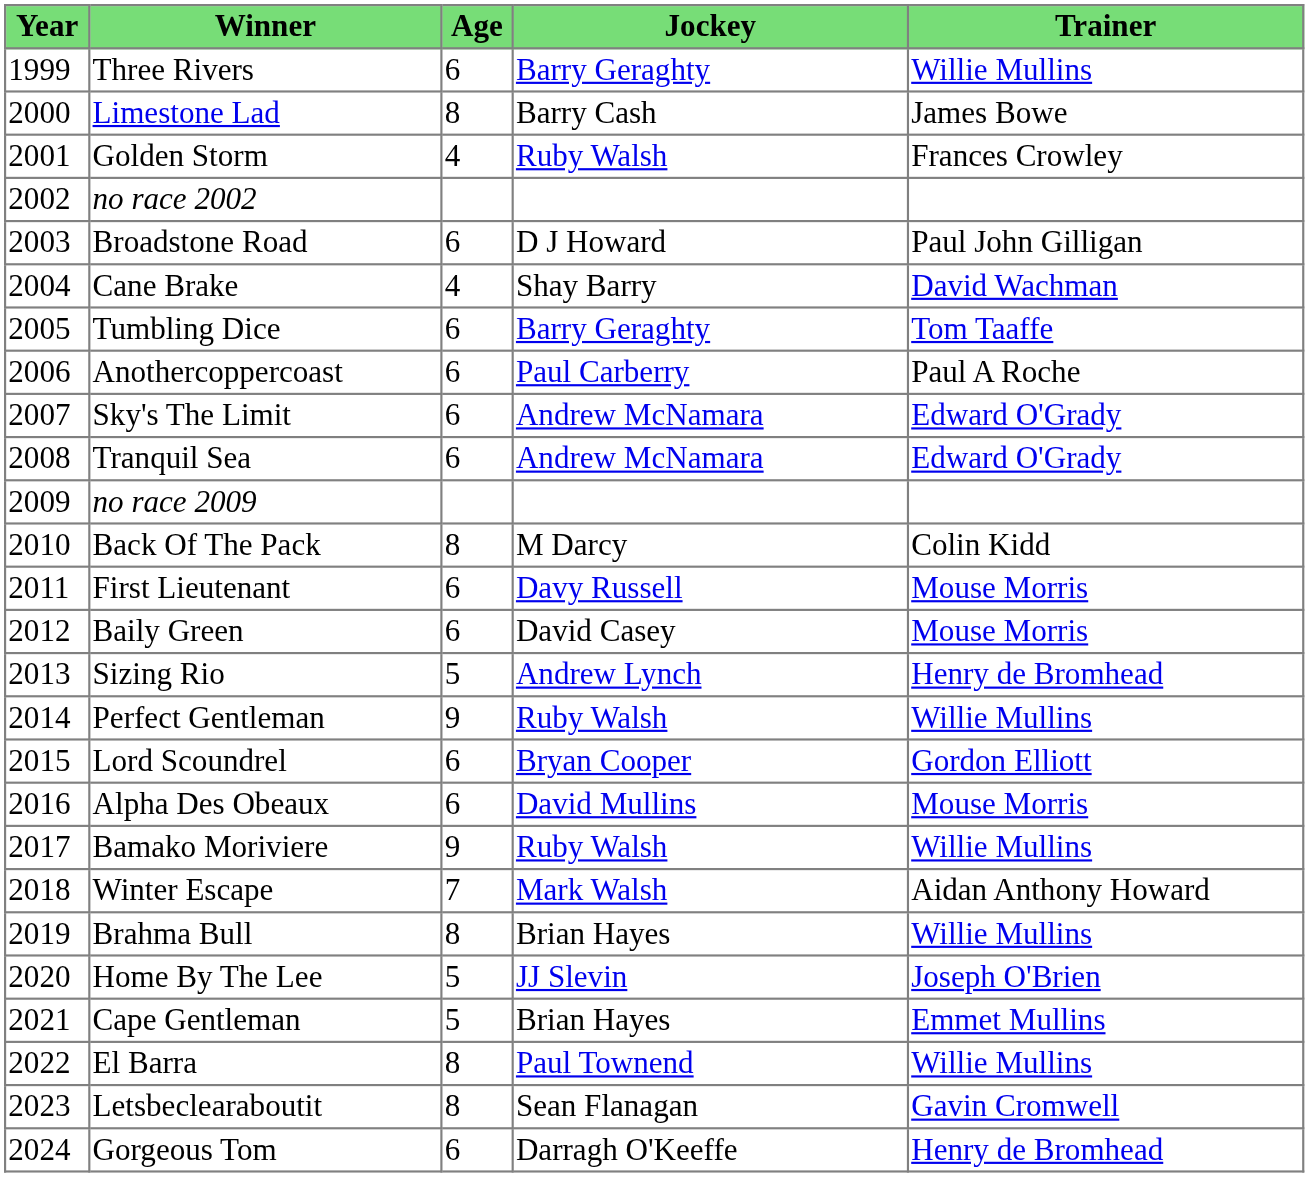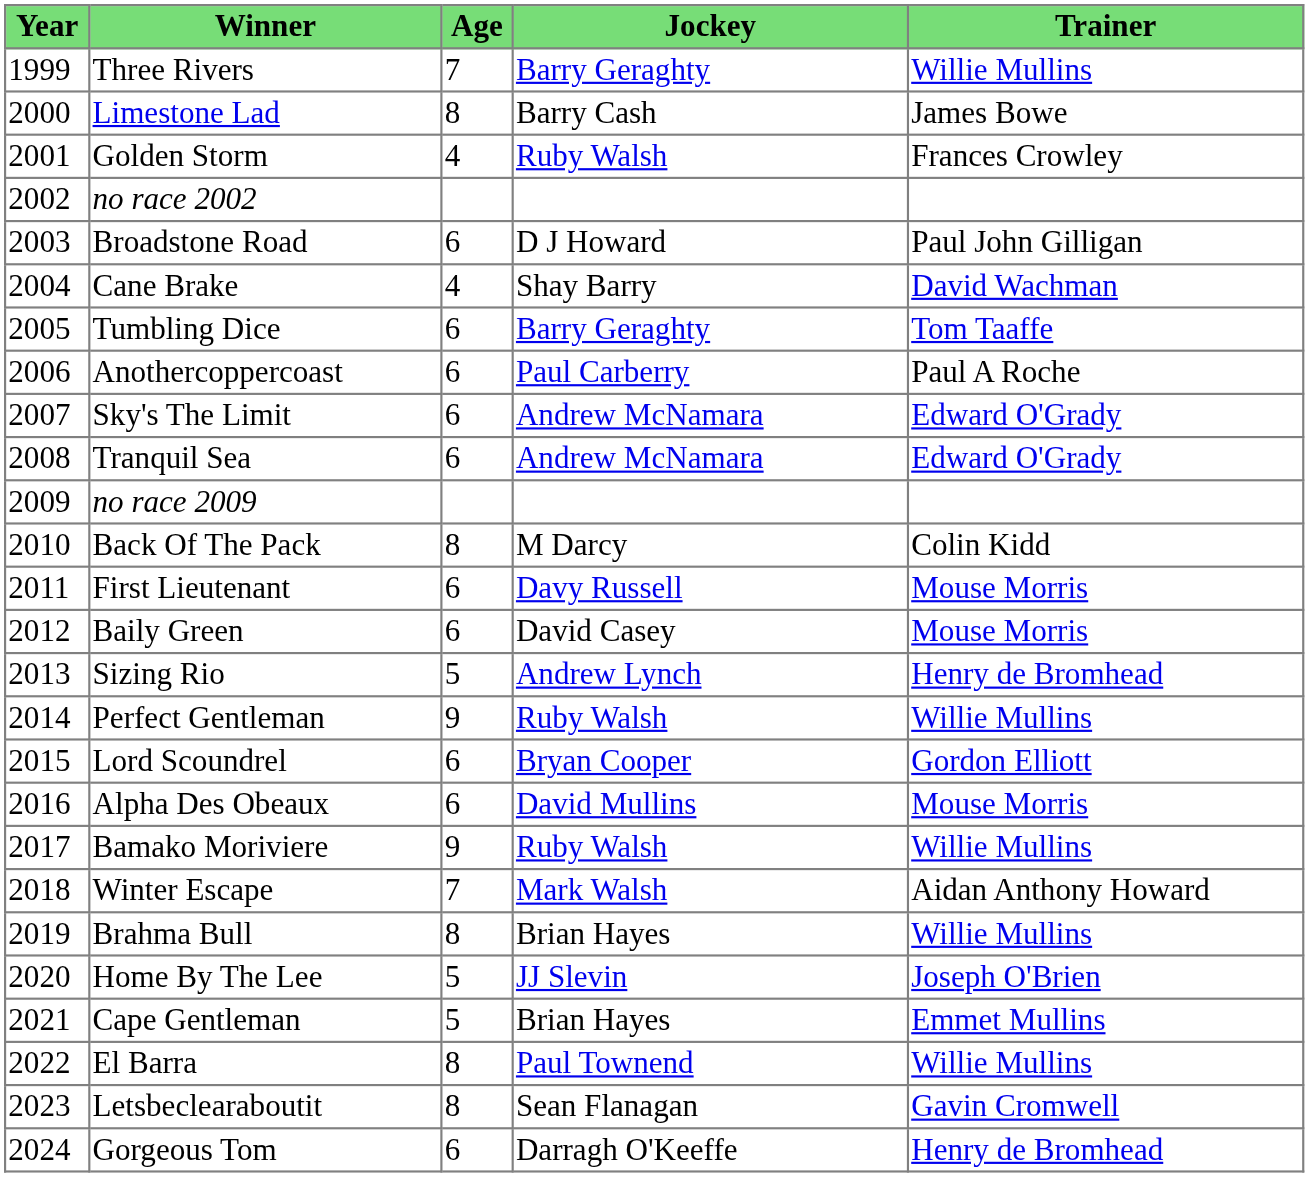(452, 69) 6 -> (452, 69) 7
